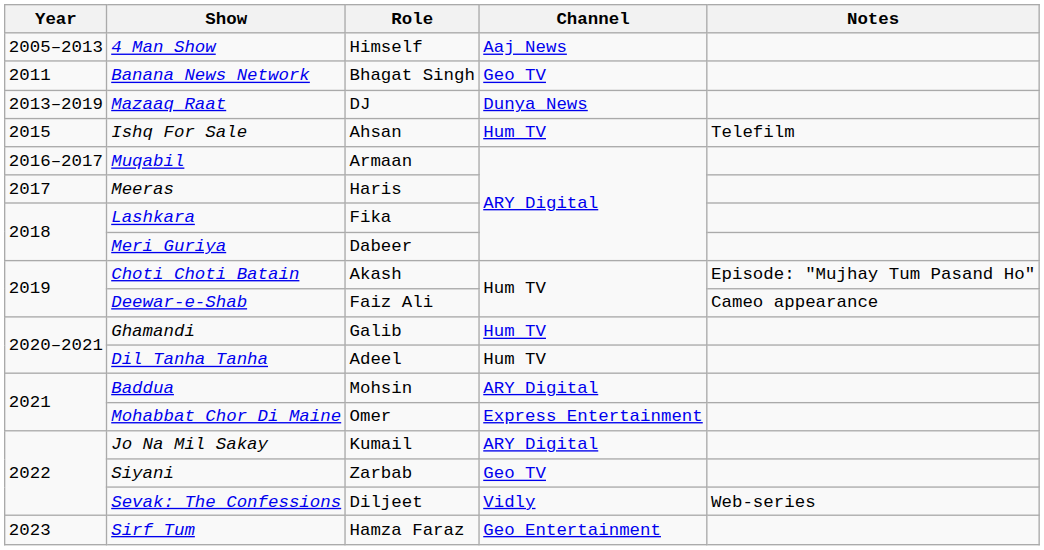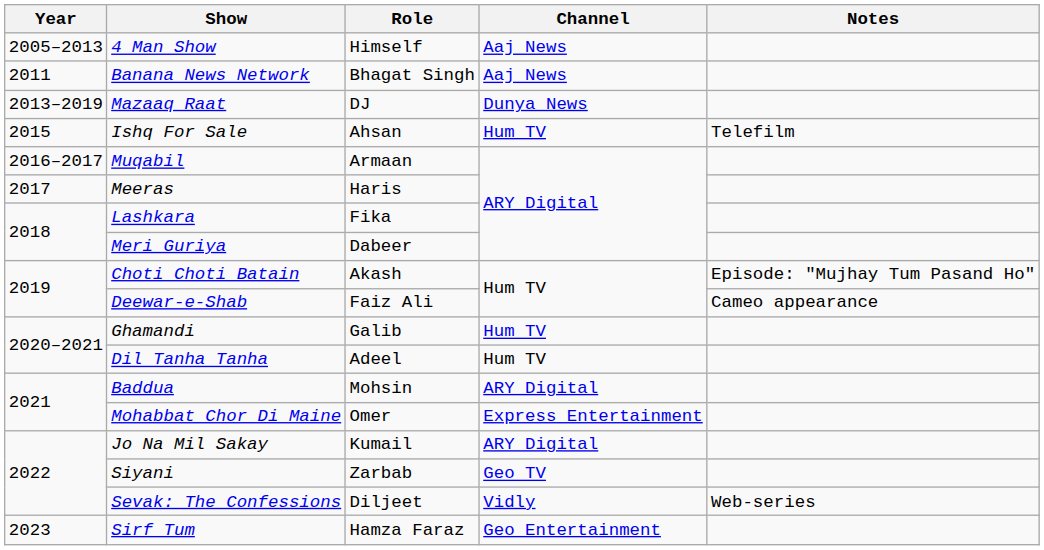(515, 76) Geo TV -> (525, 76) Aaj News
